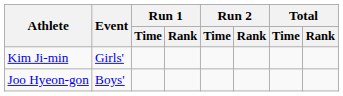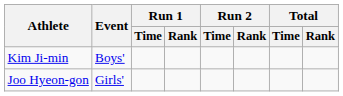(109, 58) Girls' -> (110, 58) Boys'
(110, 80) Boys' -> (109, 80) Girls'
